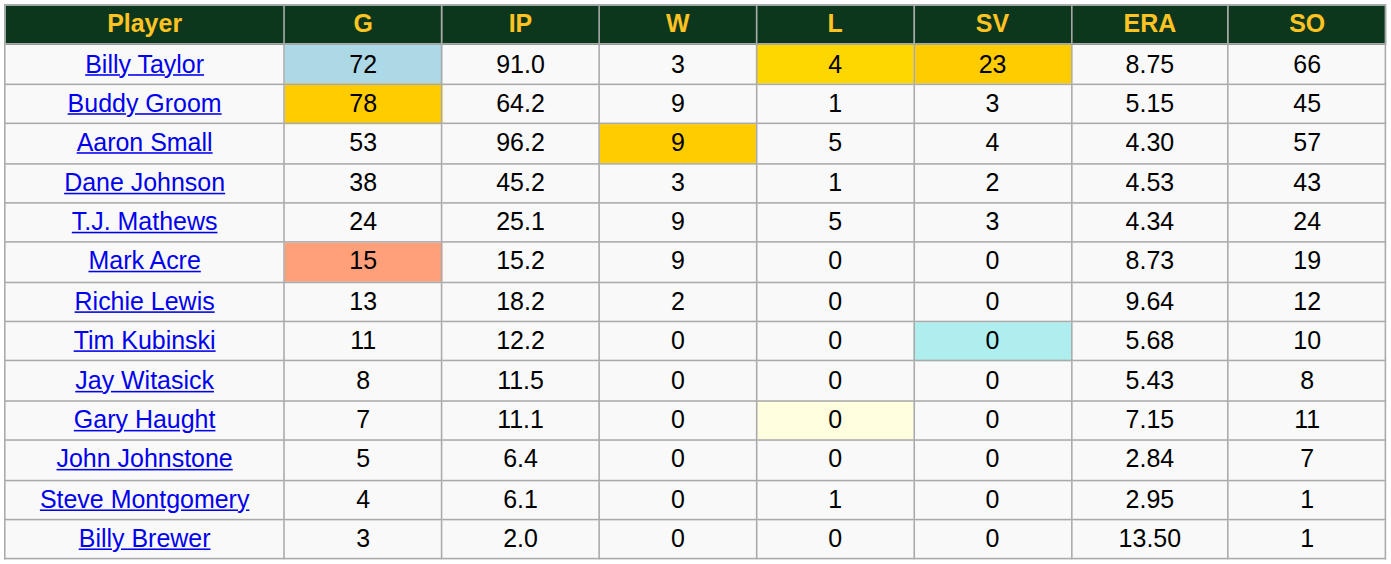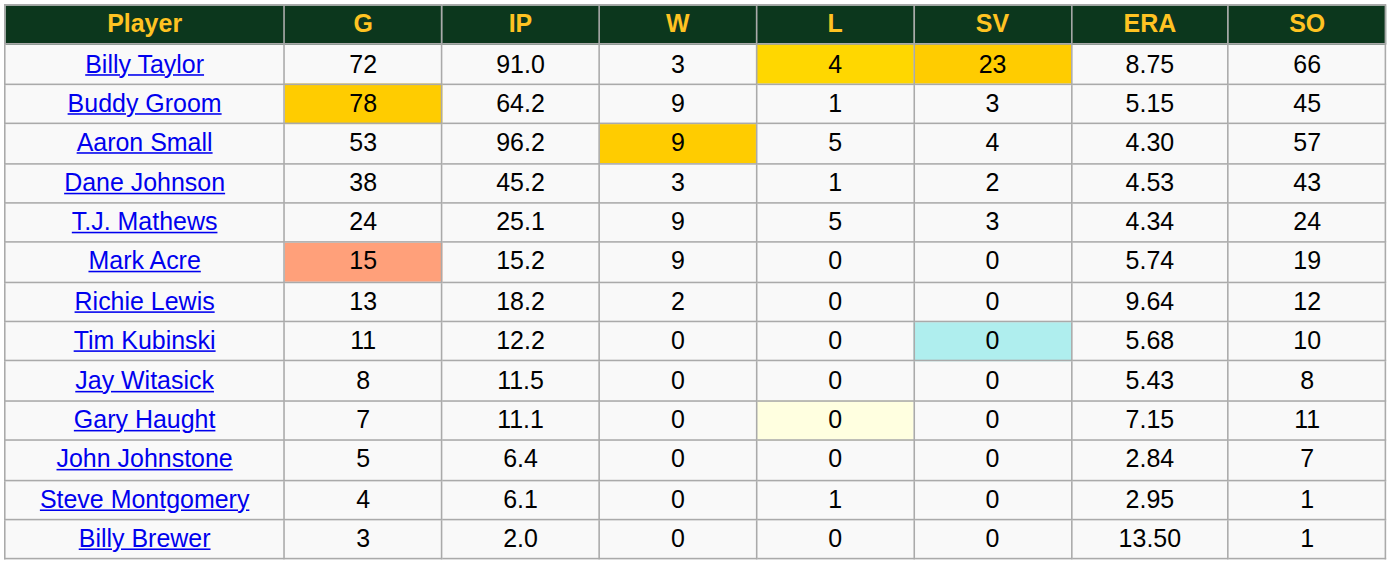(363, 63) lightblue background -> (363, 63) no background
(1150, 261) 8.73 -> (1150, 261) 5.74
